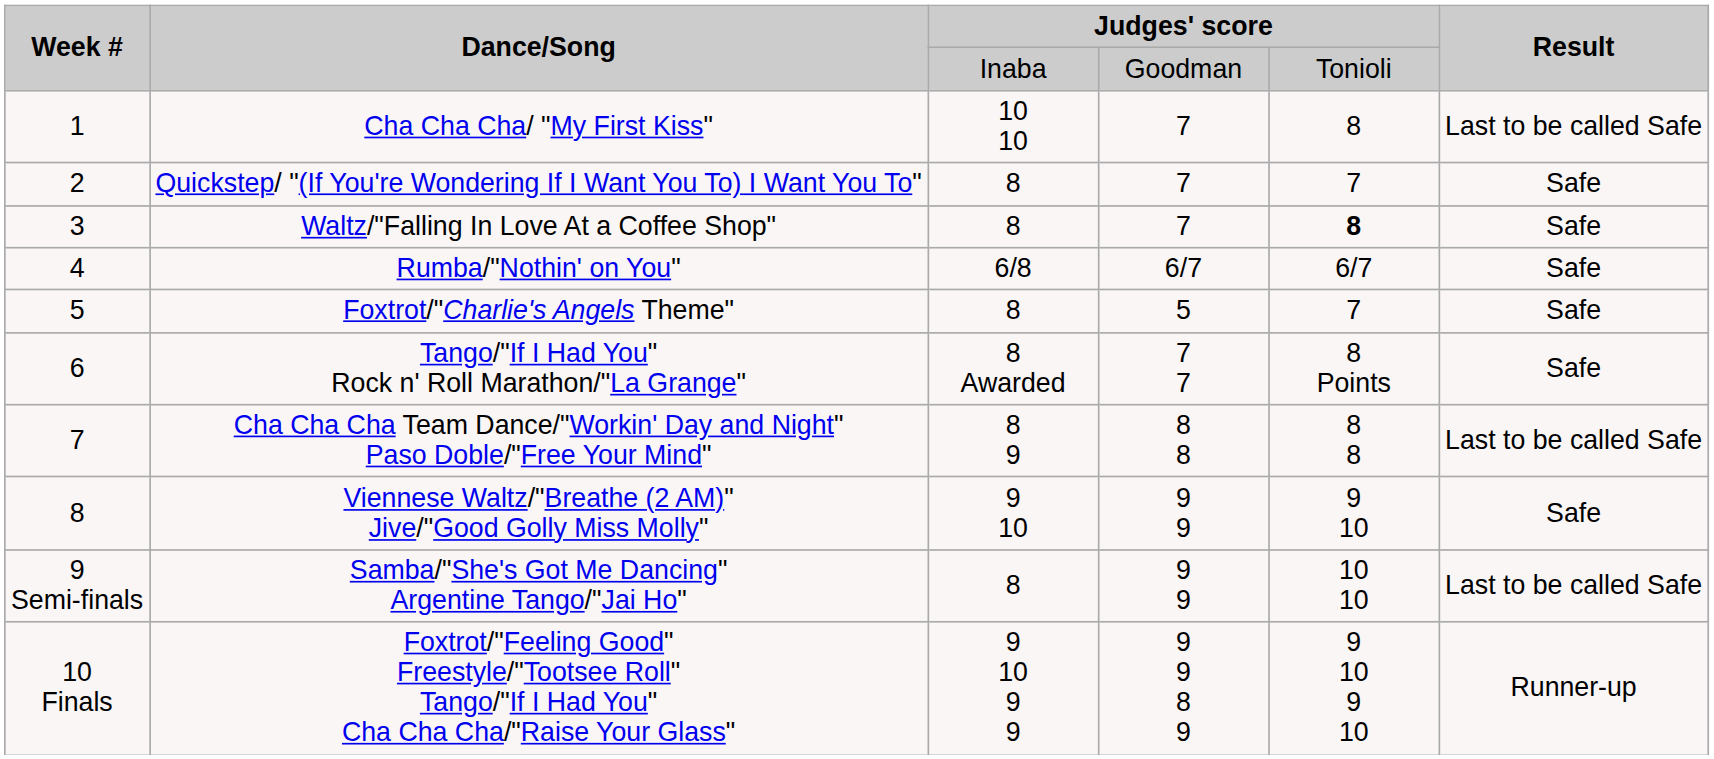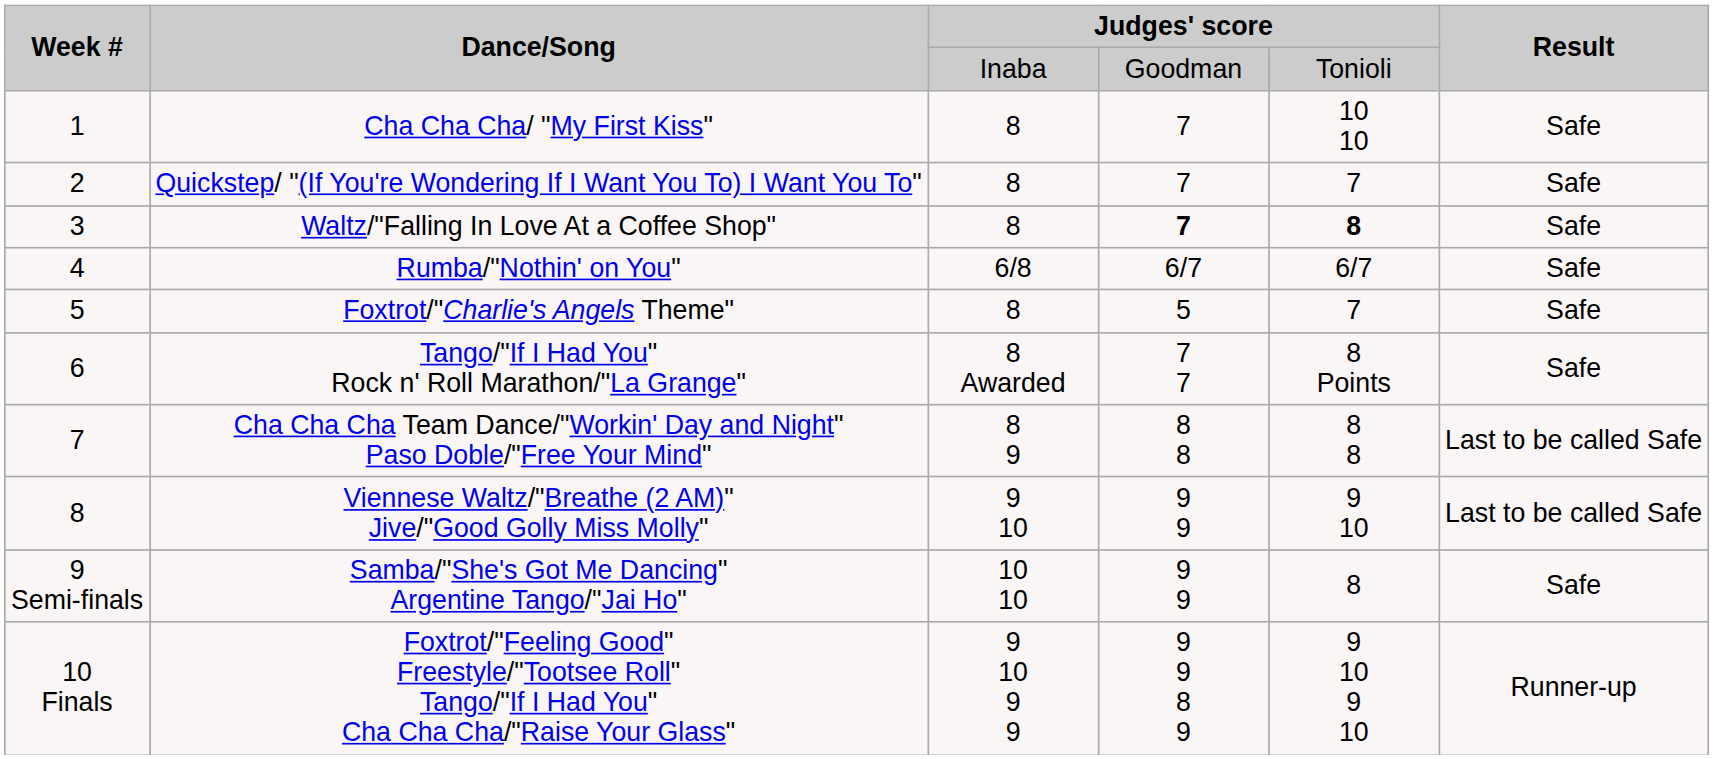(1013, 126) 10 10 -> (1013, 126) 8
(1354, 126) 8 -> (1354, 126) 10 10
(1574, 126) Last to be called Safe -> (1574, 126) Safe
(1183, 225) normal -> (1183, 225) bold
(1574, 513) Safe -> (1574, 513) Last to be called Safe
(1013, 585) 8 -> (1013, 585) 10 10
(1354, 585) 10 10 -> (1354, 585) 8
(1574, 585) Last to be called Safe -> (1574, 585) Safe
